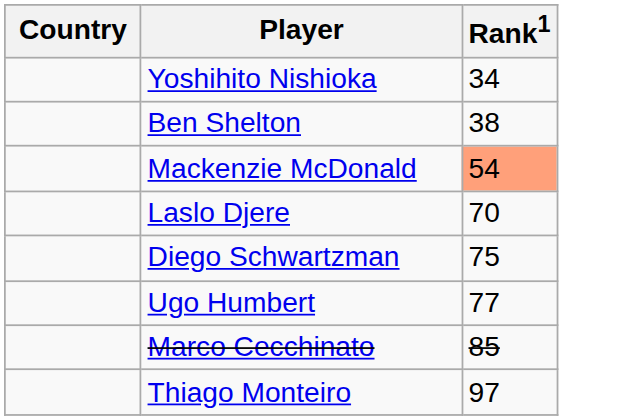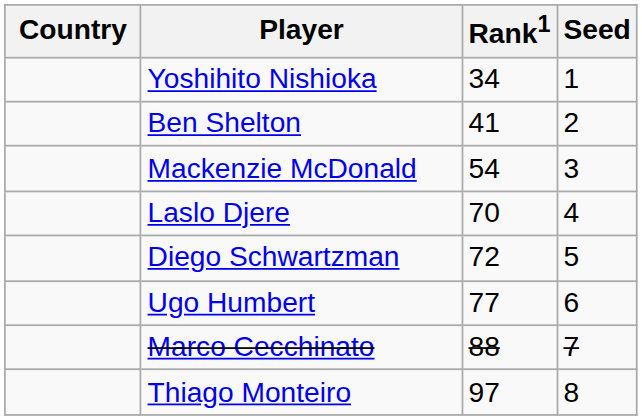+ column: (597, 30)
(484, 123) 38 -> (484, 123) 41
(484, 168) lightsalmon background -> (484, 168) no background
(484, 257) 75 -> (484, 257) 72
(484, 347) 85 -> (484, 347) 88
